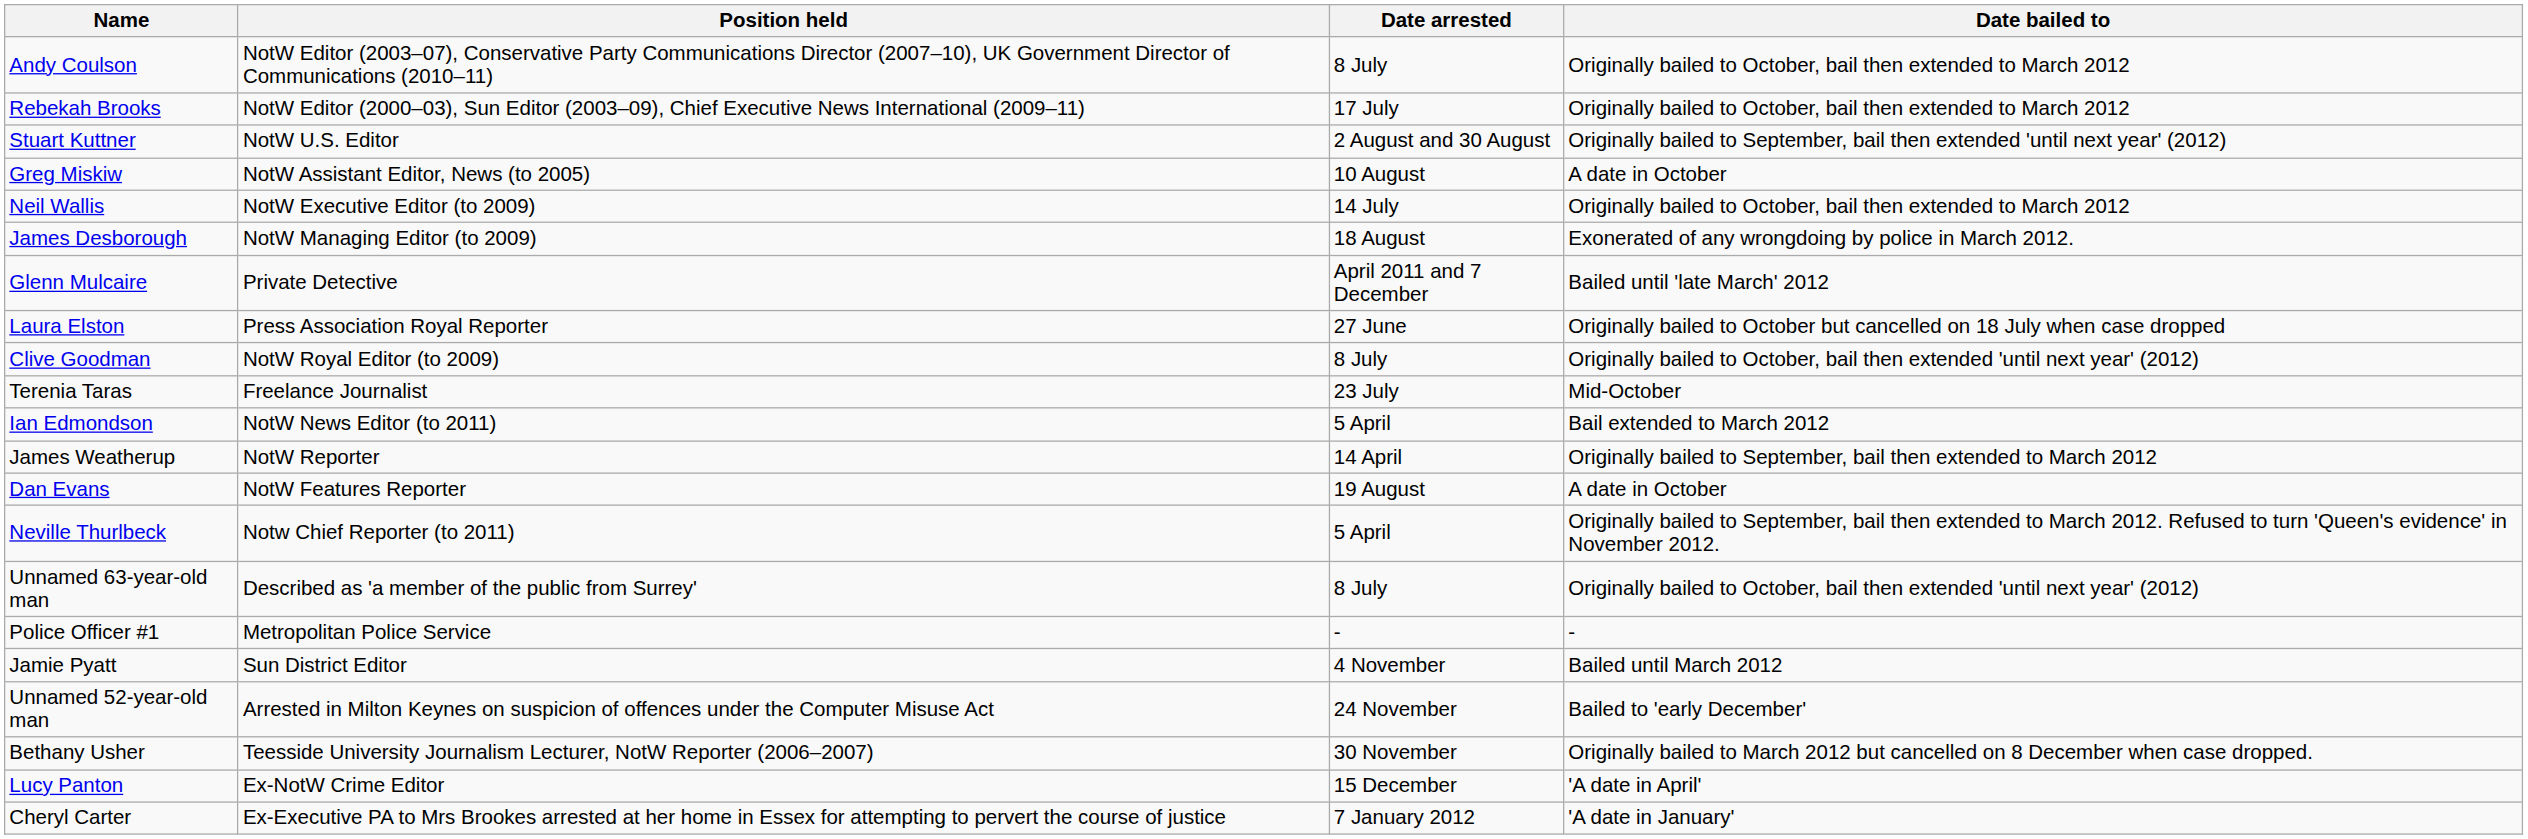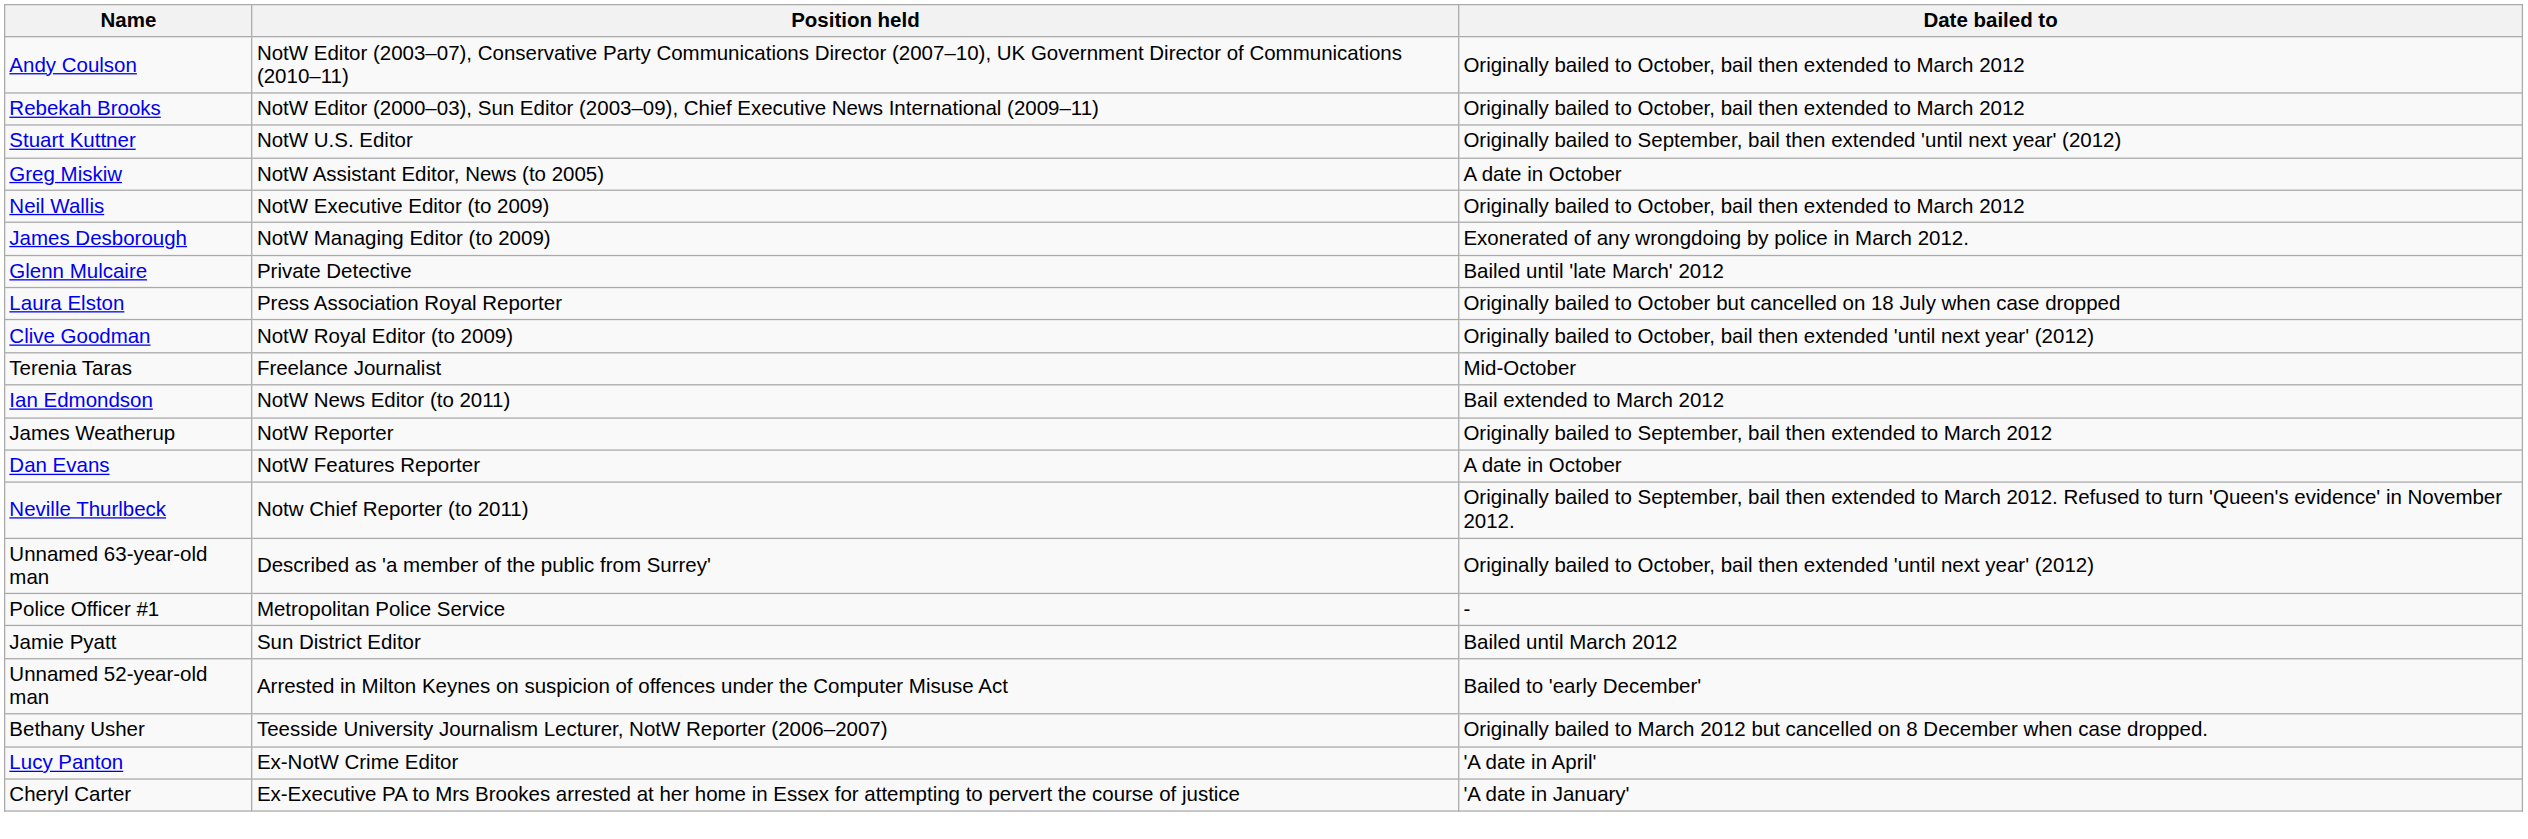- column: (1446, 20)
